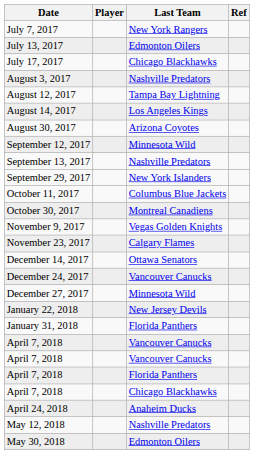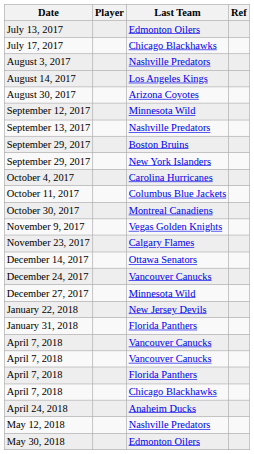- row: (32, 29)
- row: (41, 95)
+ row: (48, 144)
+ row: (40, 177)
